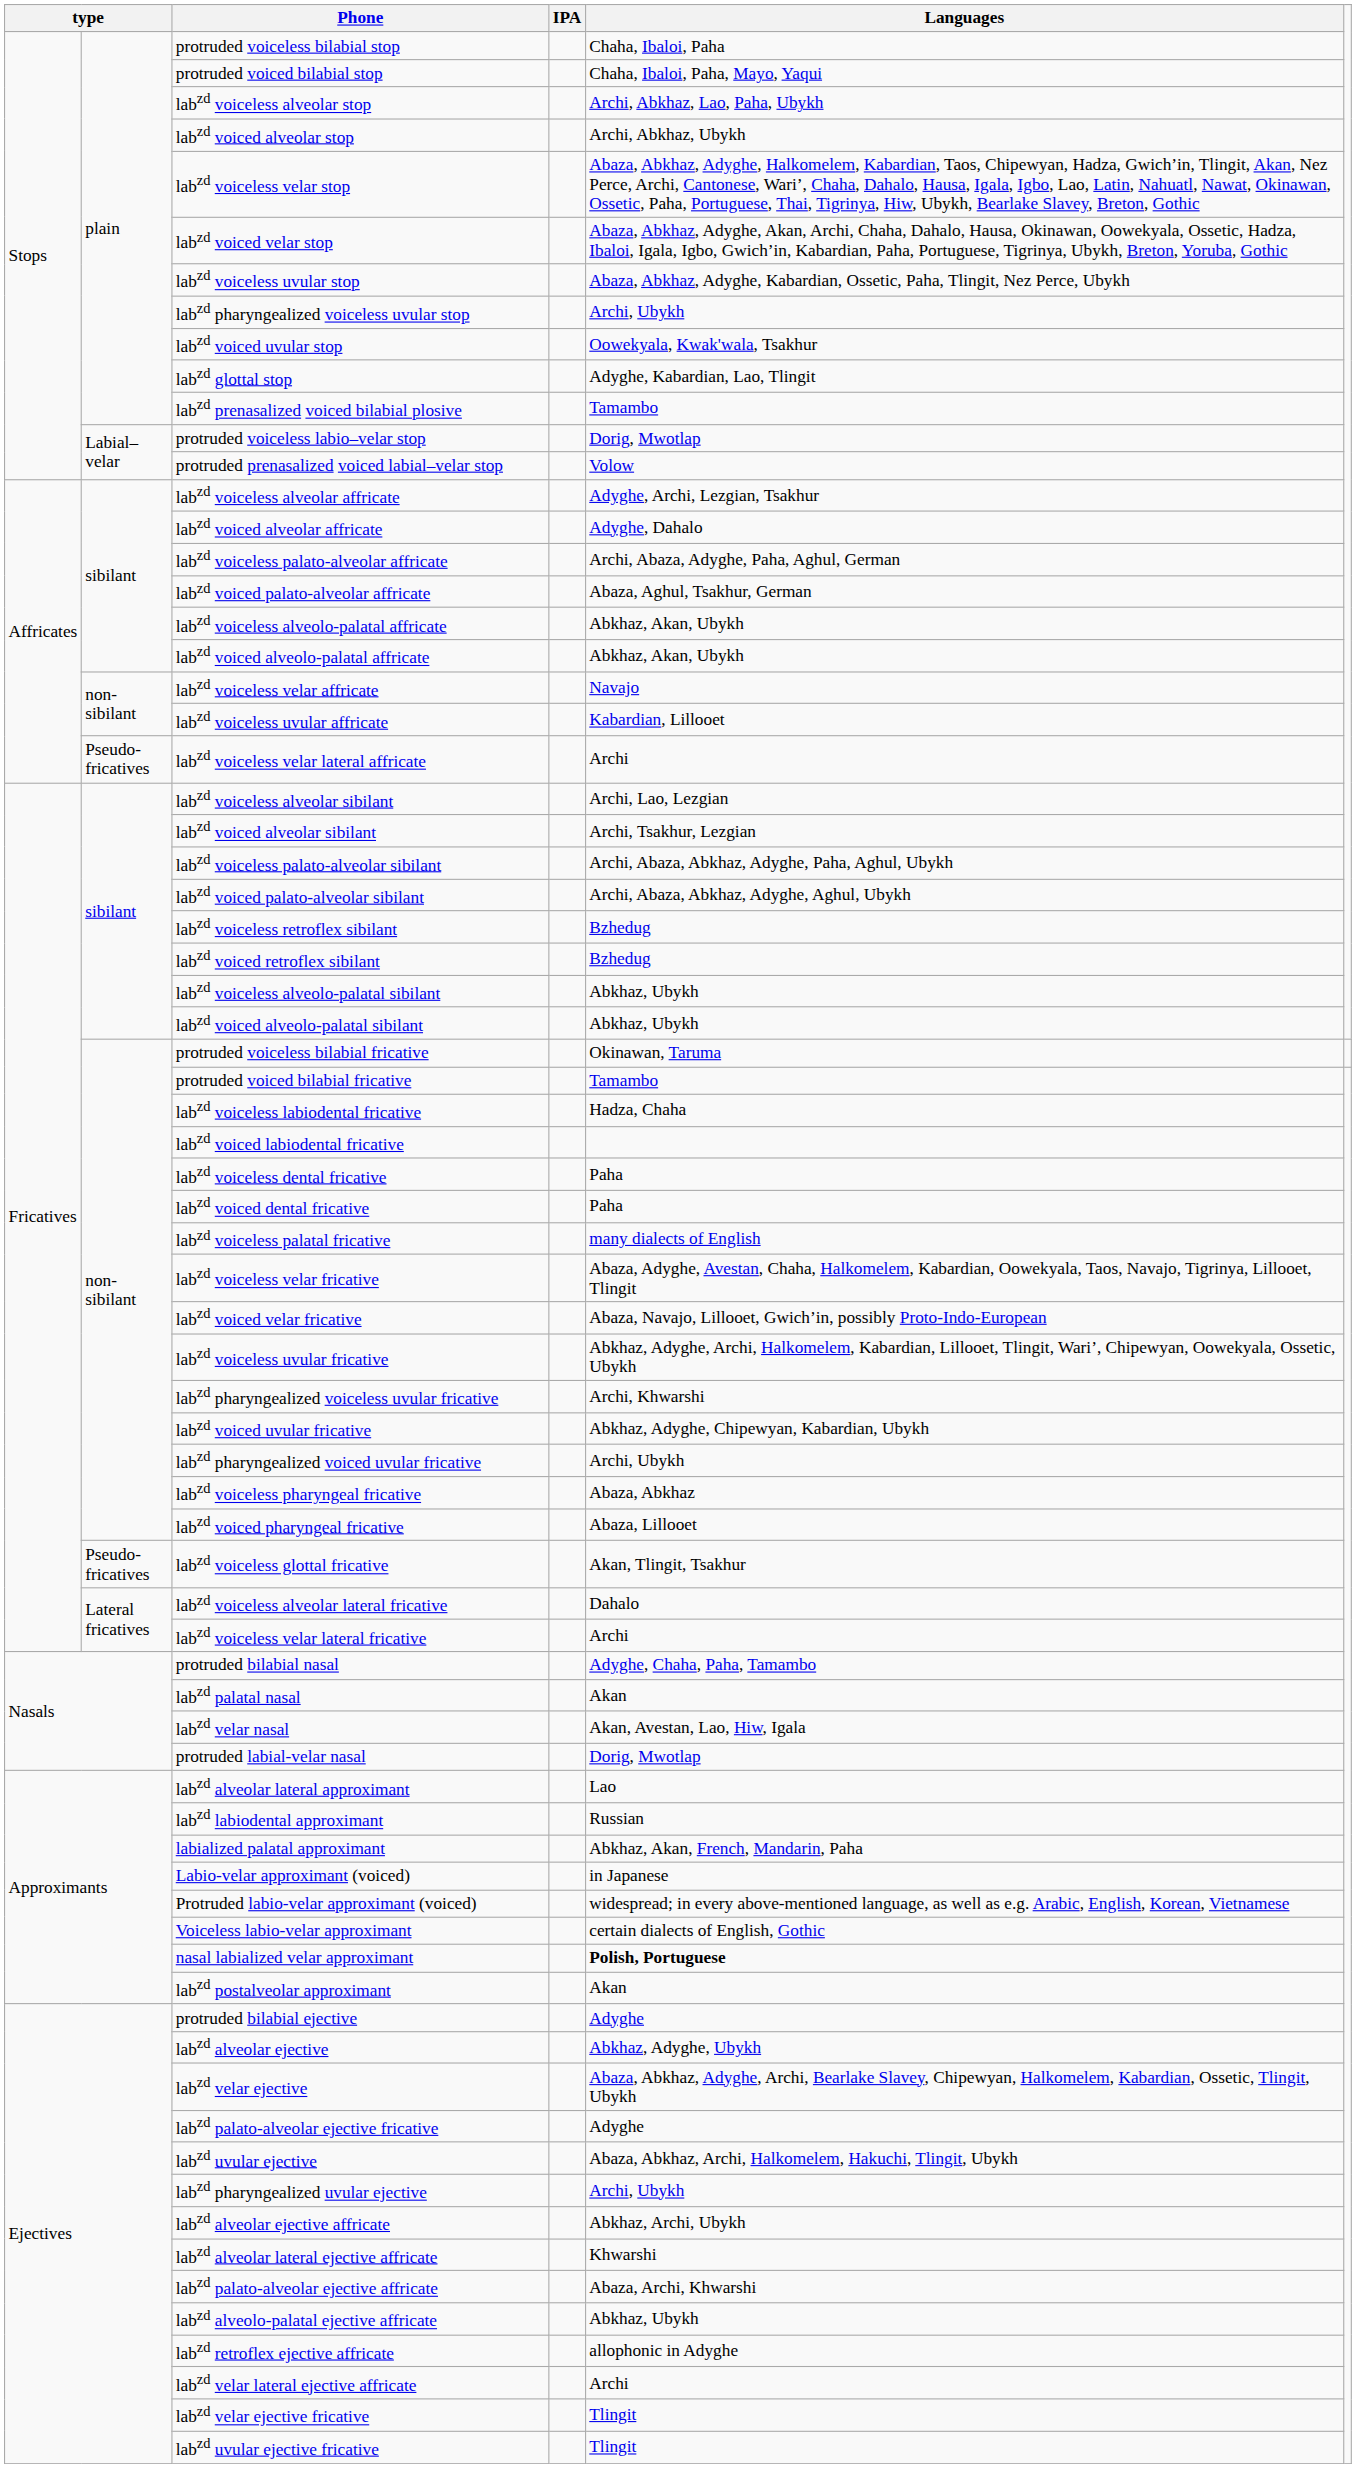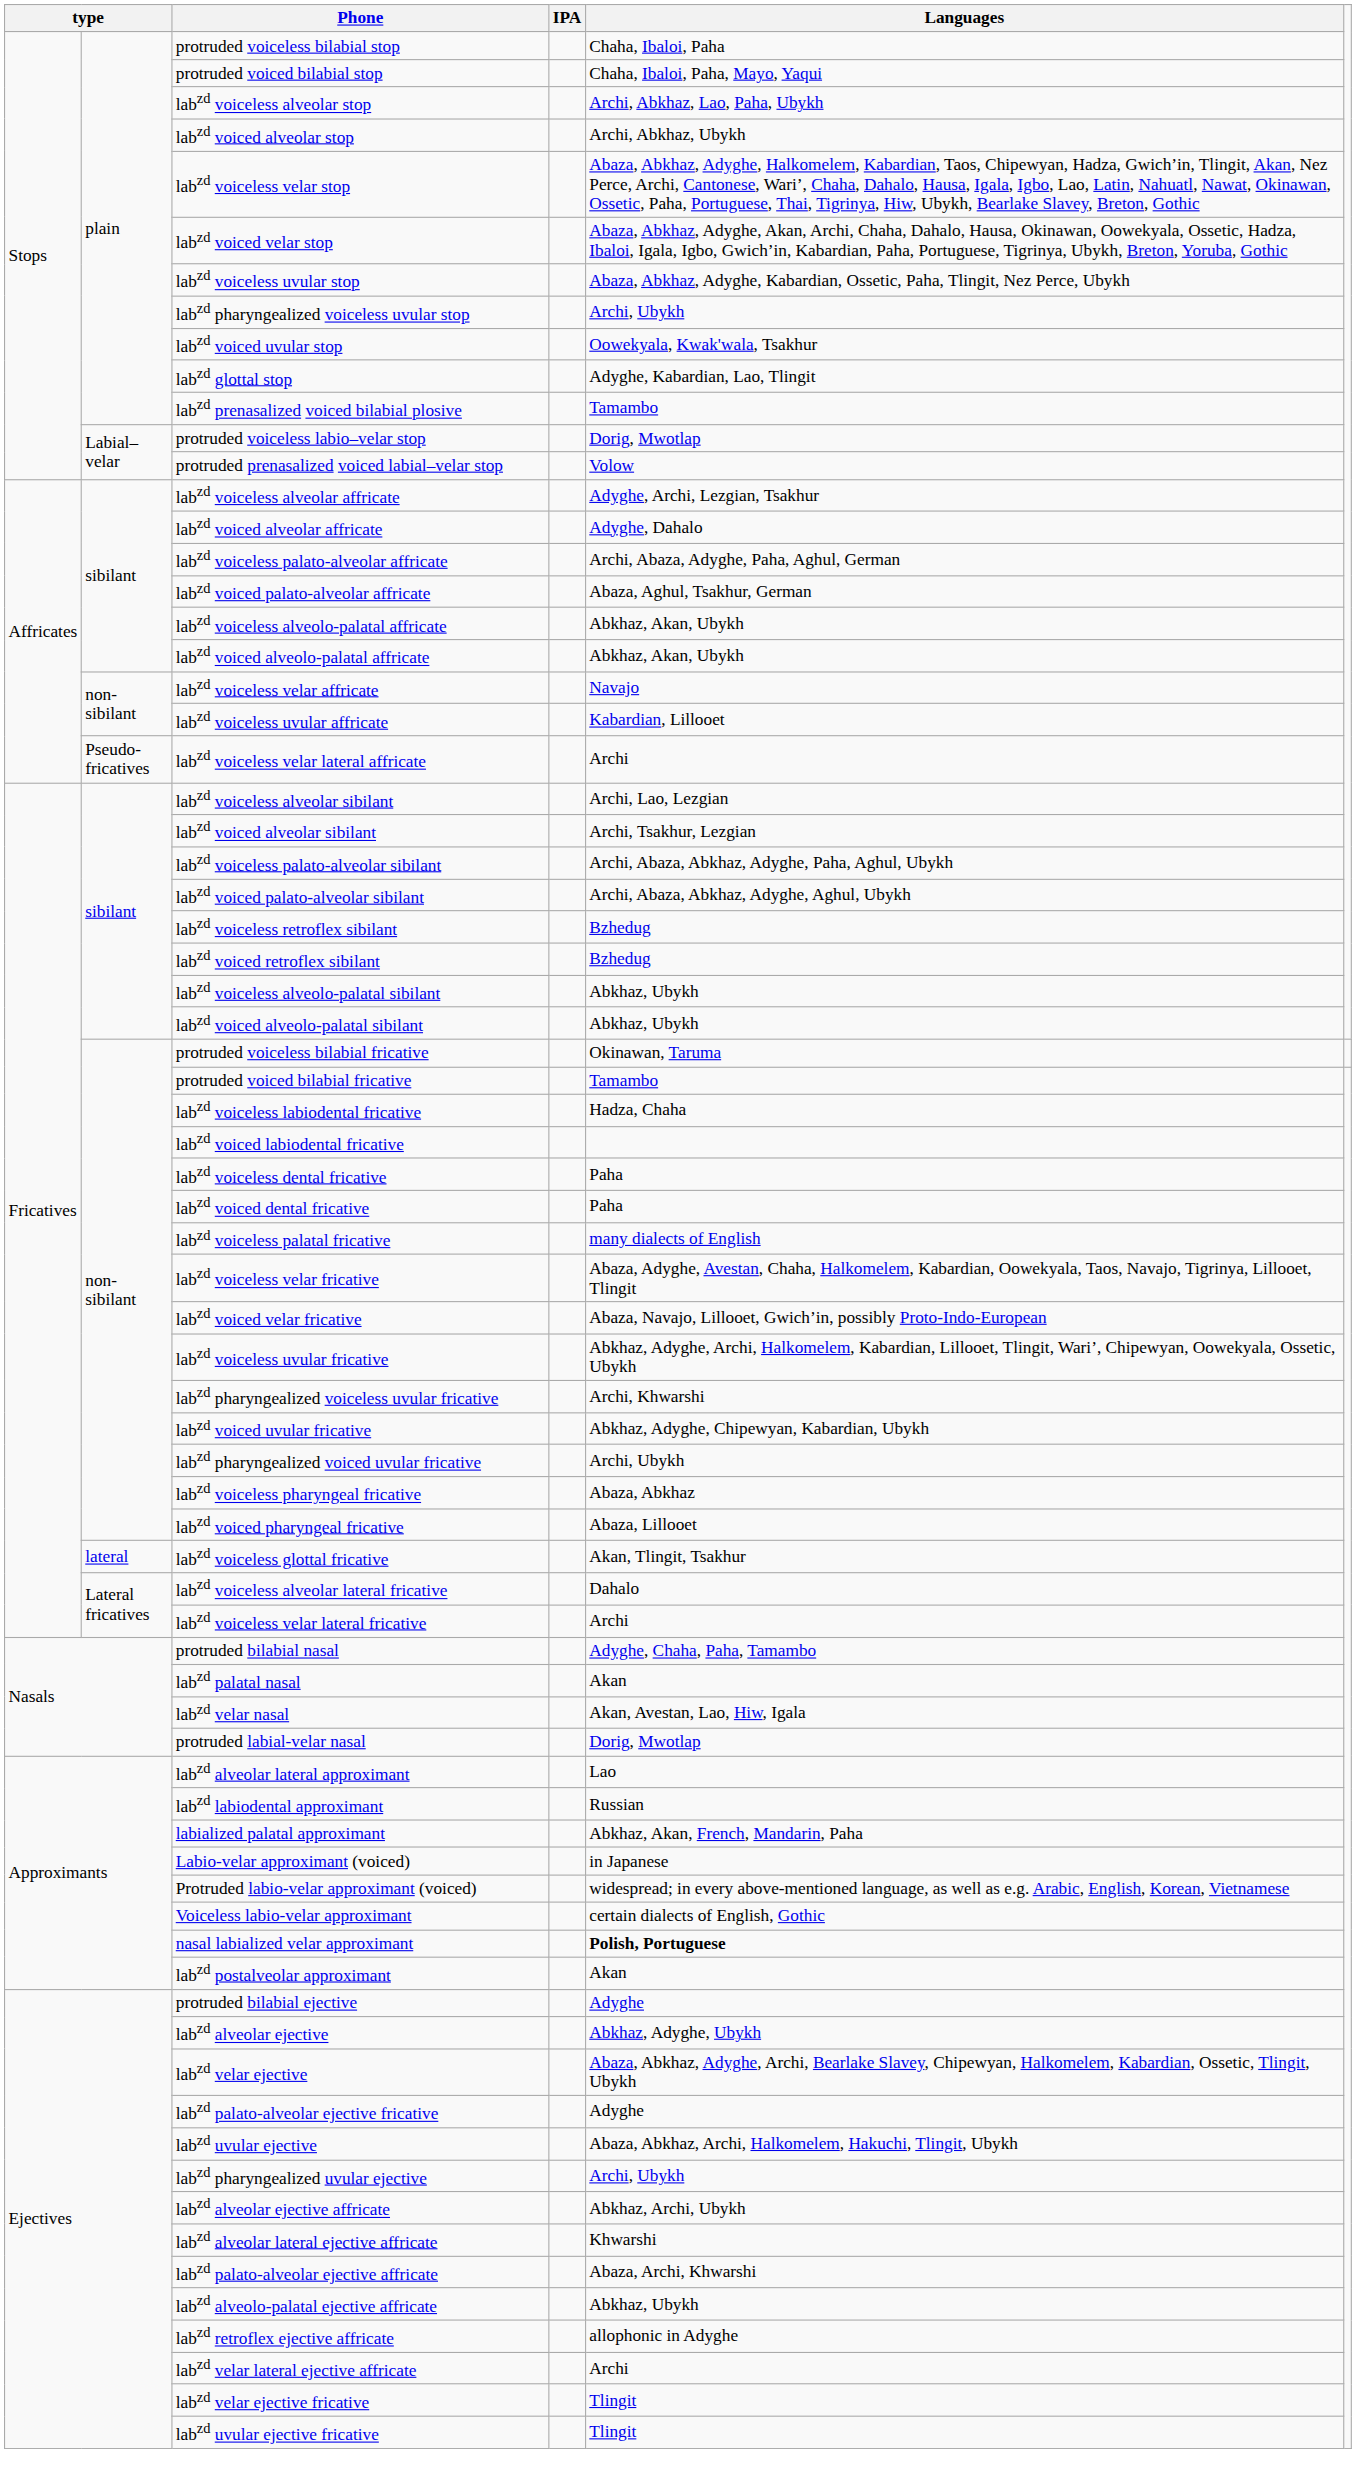(117, 1564) Pseudo-fricatives -> (107, 1556) lateral
